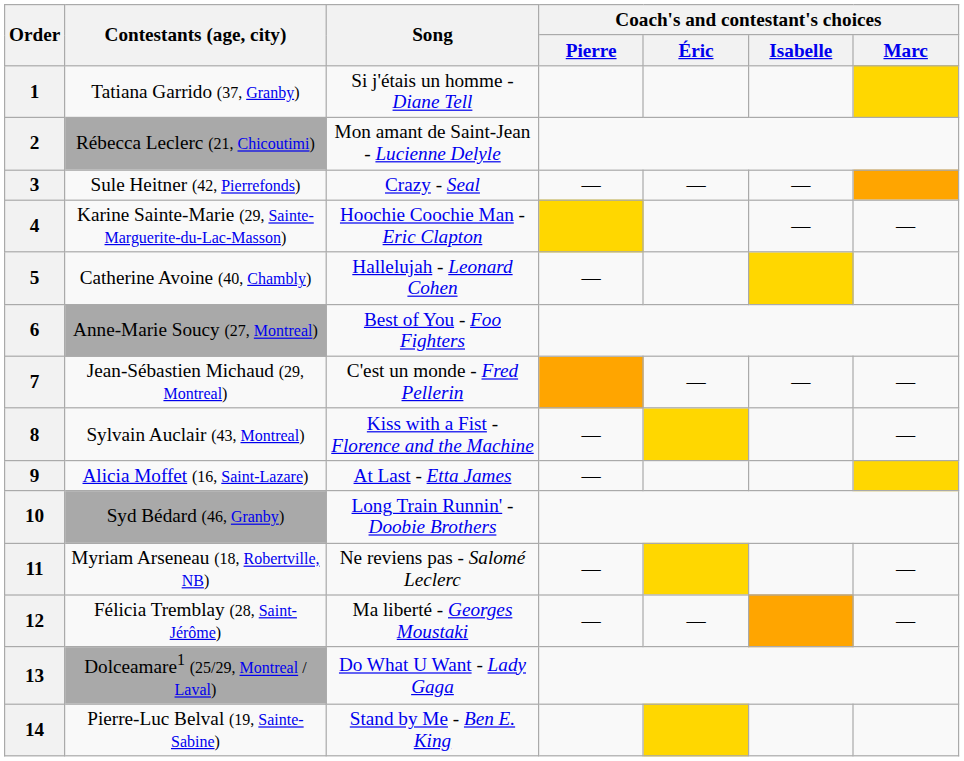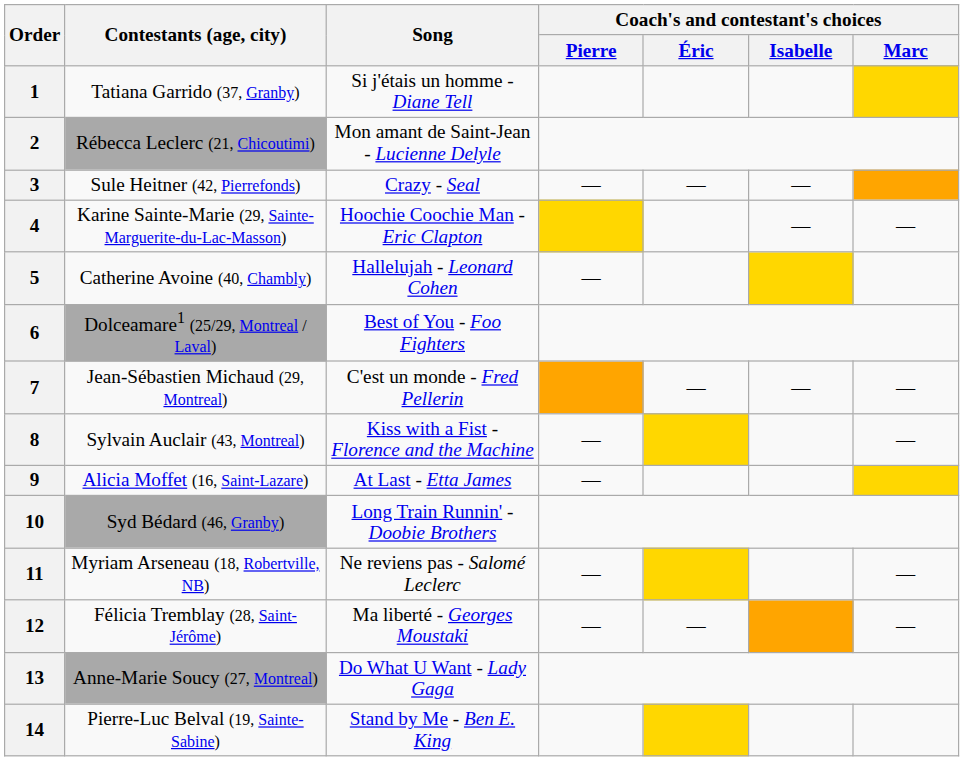(195, 330) Anne-Marie Soucy (27, Montreal) -> (195, 332) Dolceamare1 (25/29, Montreal / Laval)
(195, 675) Dolceamare1 (25/29, Montreal / Laval) -> (195, 678) Anne-Marie Soucy (27, Montreal)
